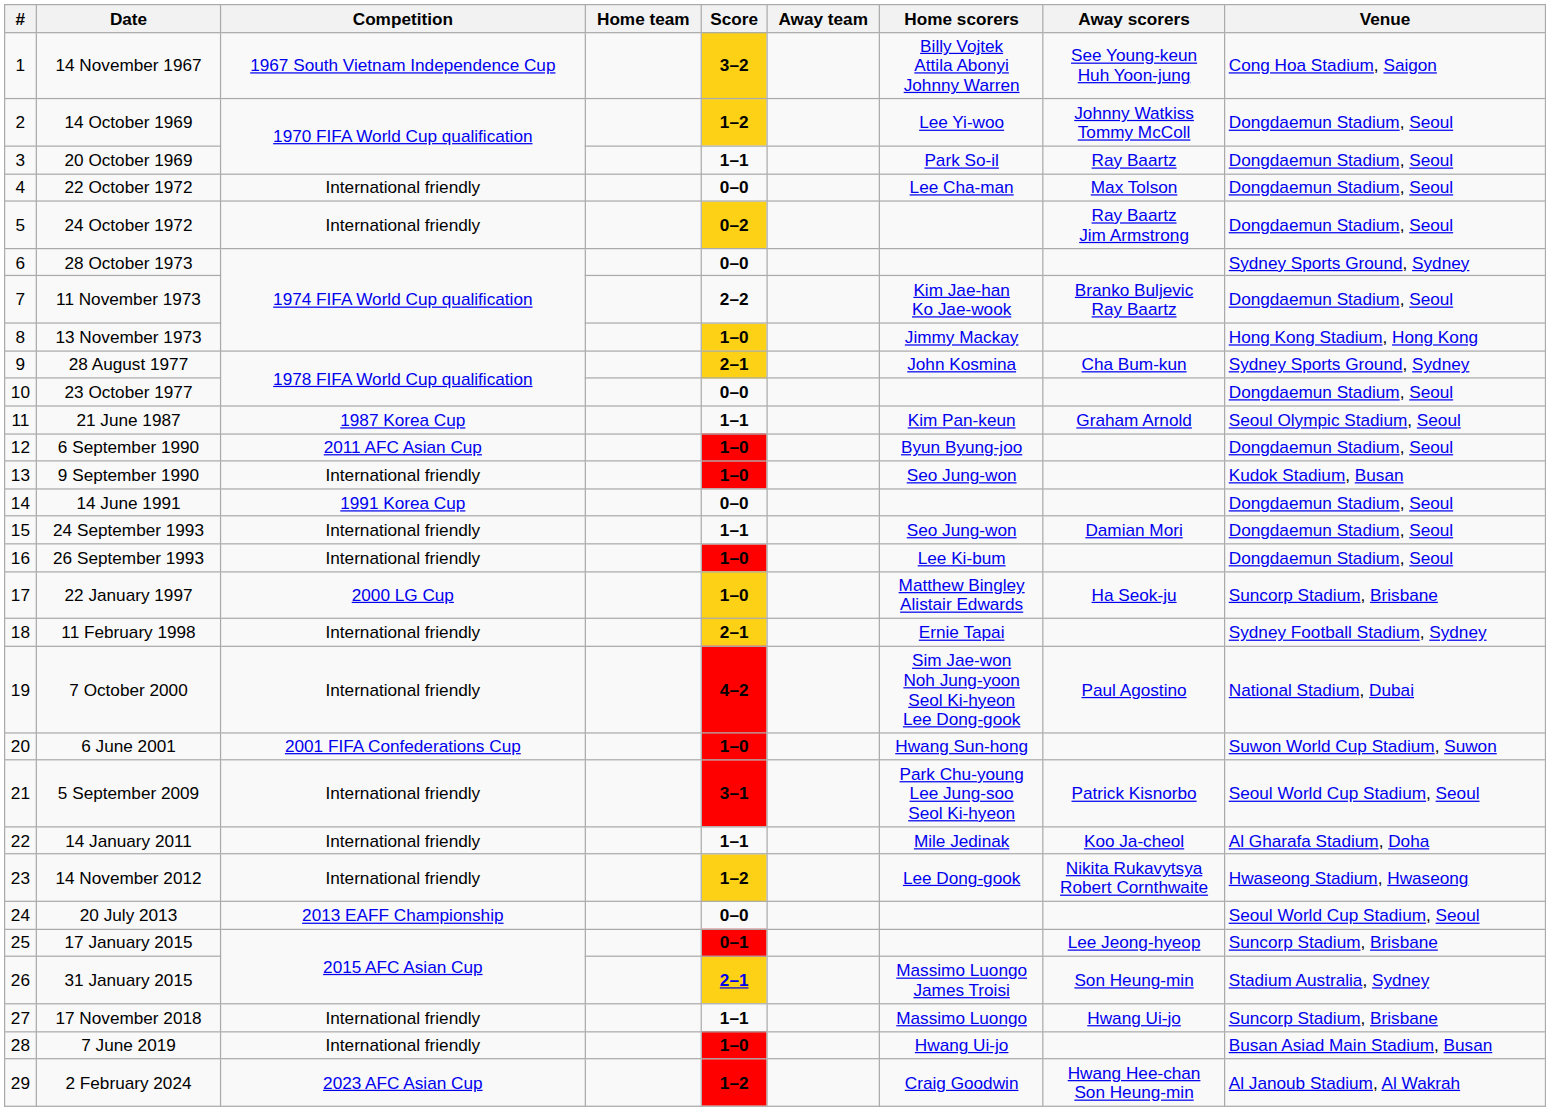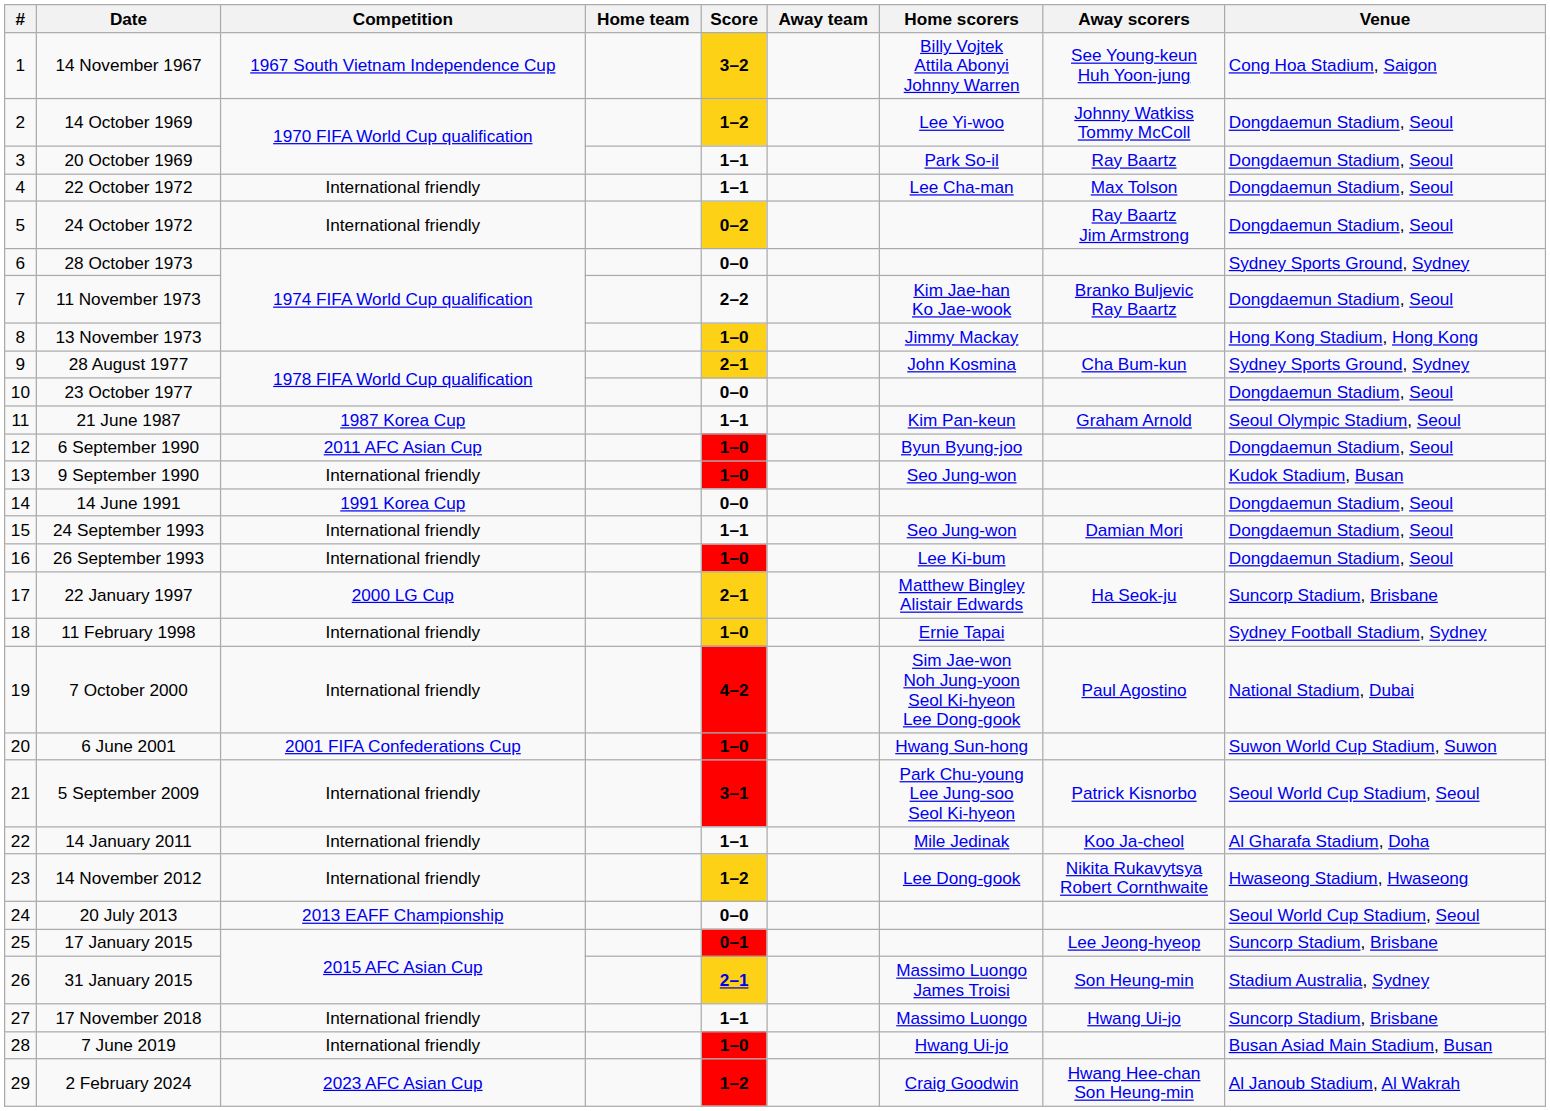(734, 187) 0–0 -> (734, 187) 1–1
(734, 595) 1–0 -> (734, 595) 2–1
(734, 632) 2–1 -> (734, 632) 1–0
